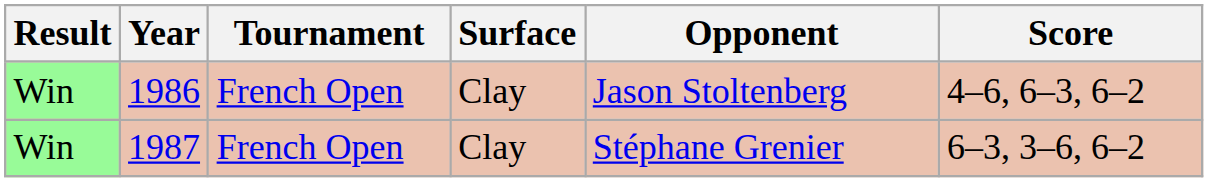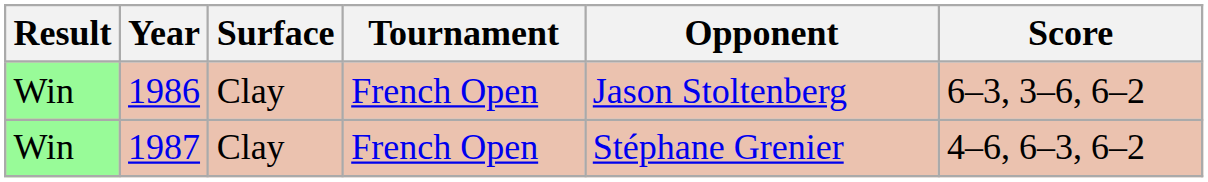columns swapped: (329, 33) <-> (517, 33)
(1046, 90) 4–6, 6–3, 6–2 -> (1046, 90) 6–3, 3–6, 6–2
(1046, 147) 6–3, 3–6, 6–2 -> (1046, 147) 4–6, 6–3, 6–2
